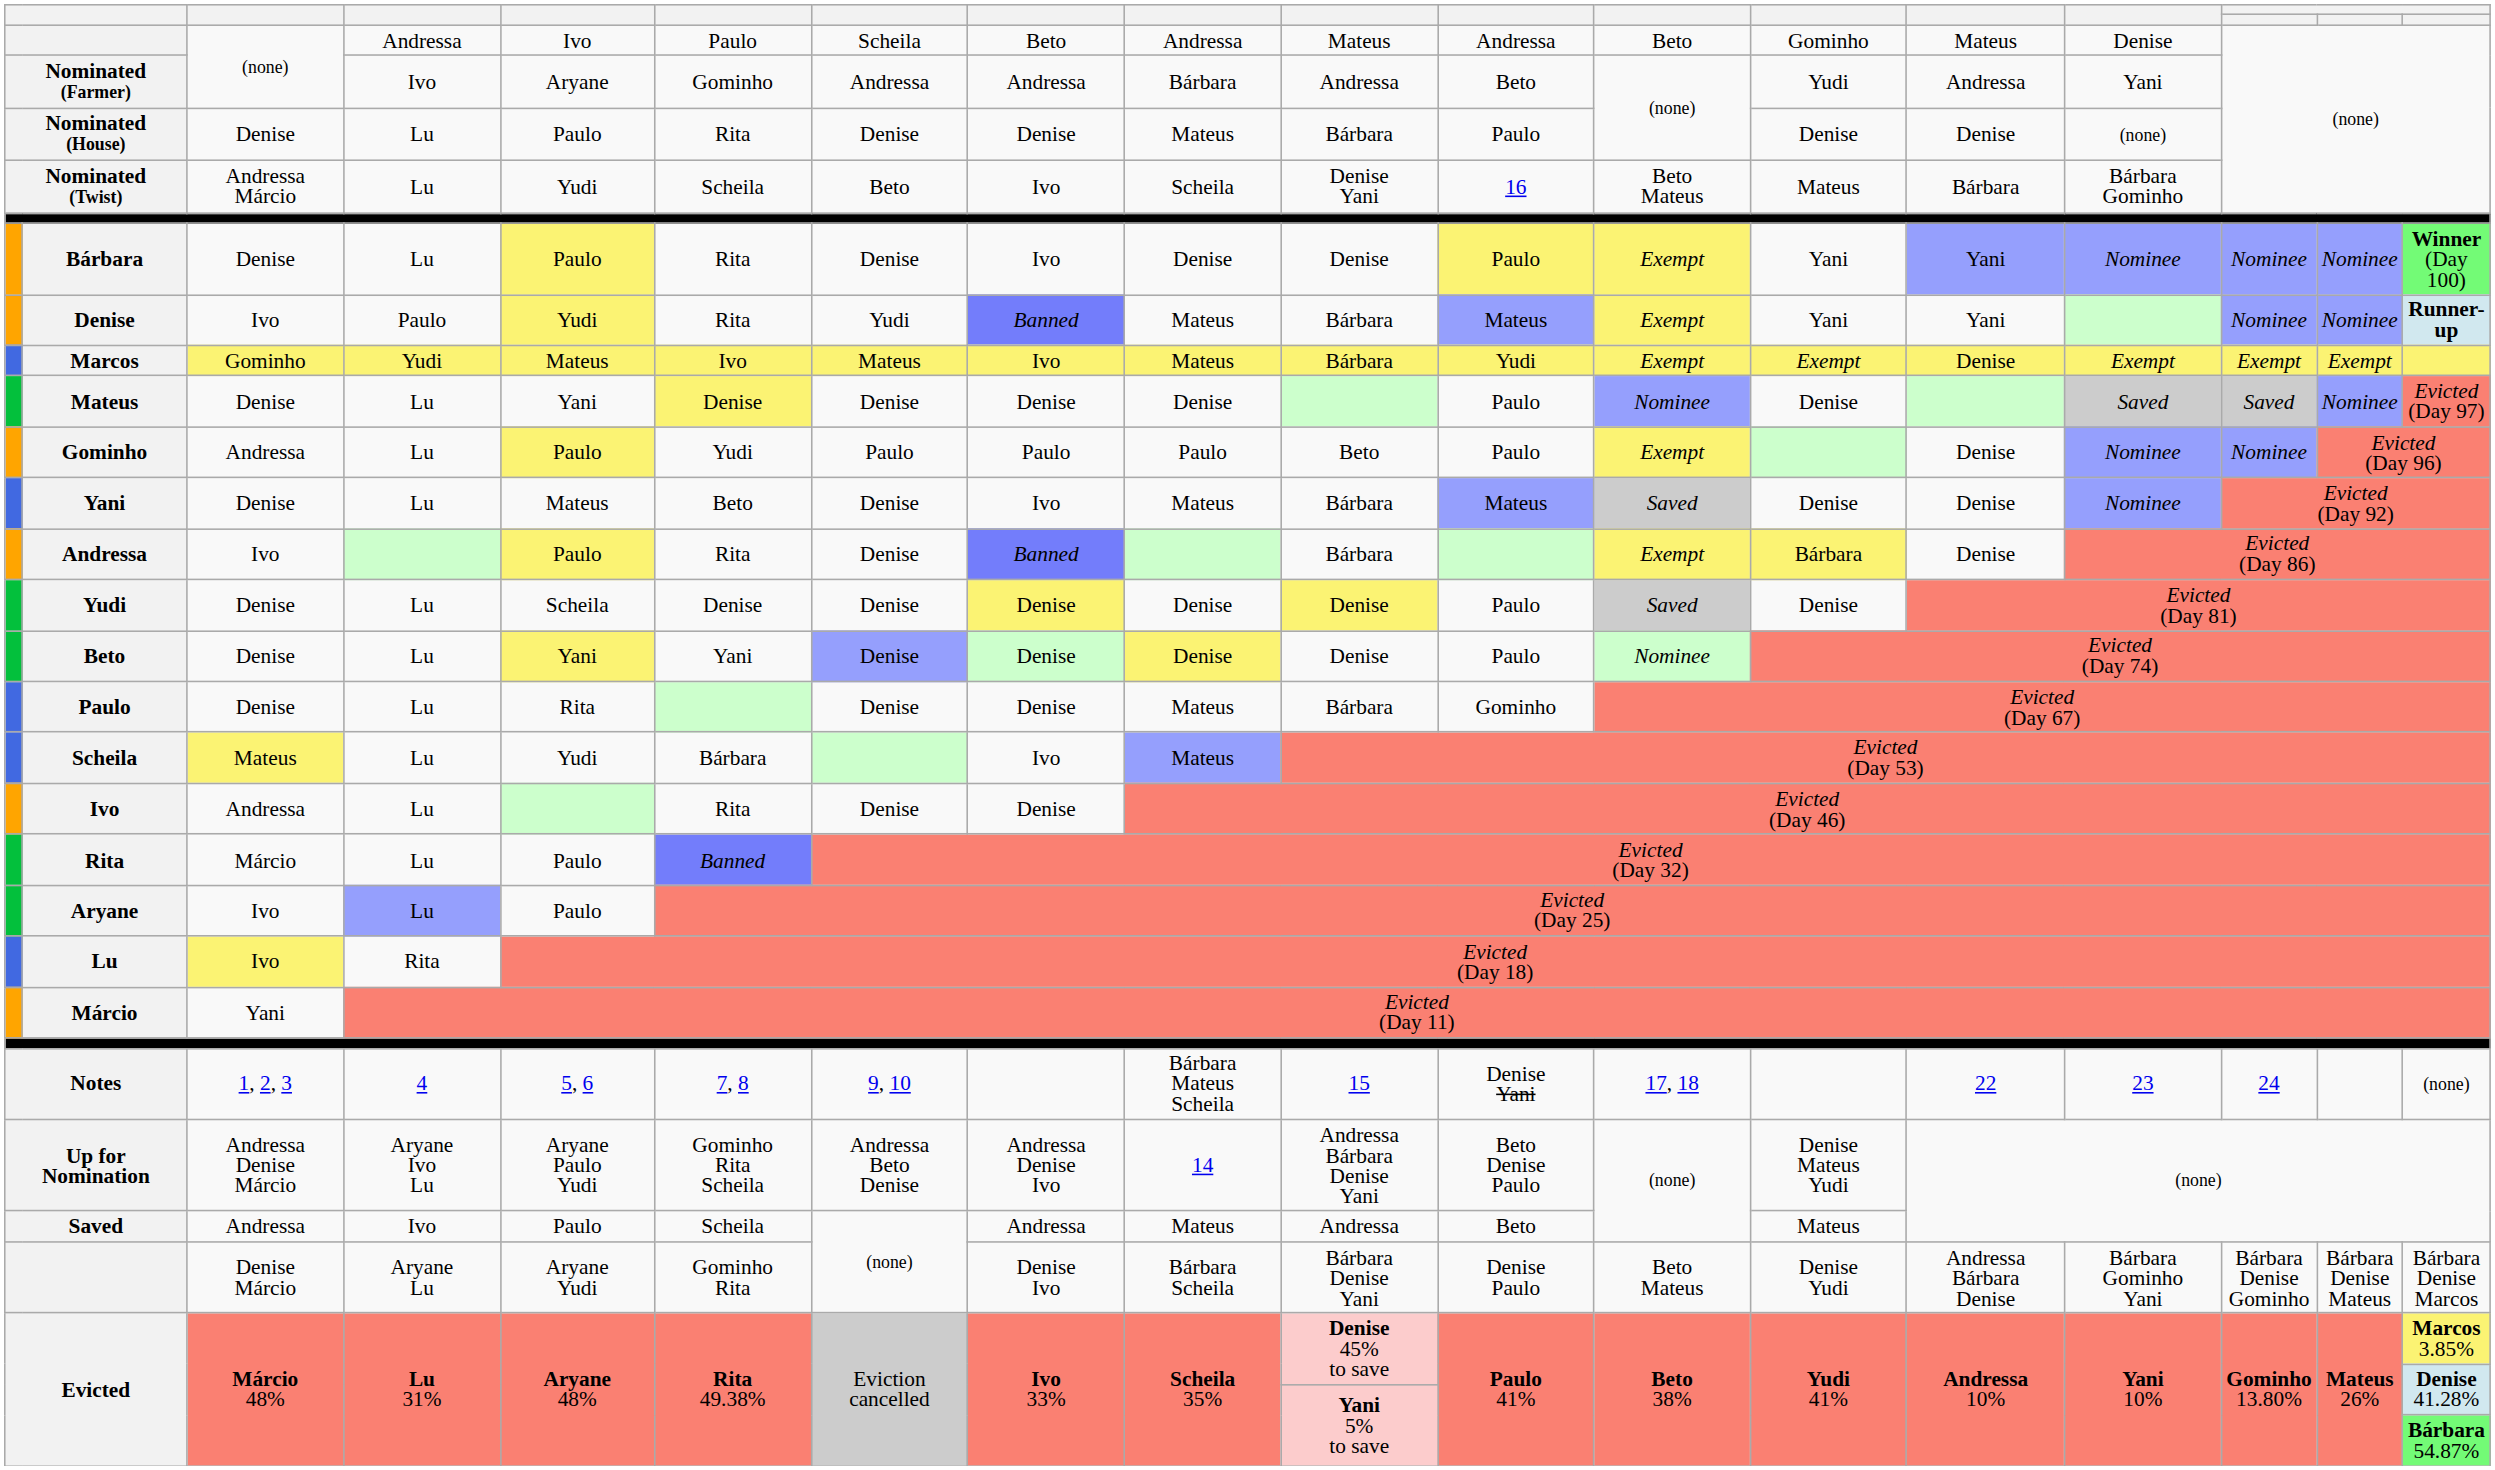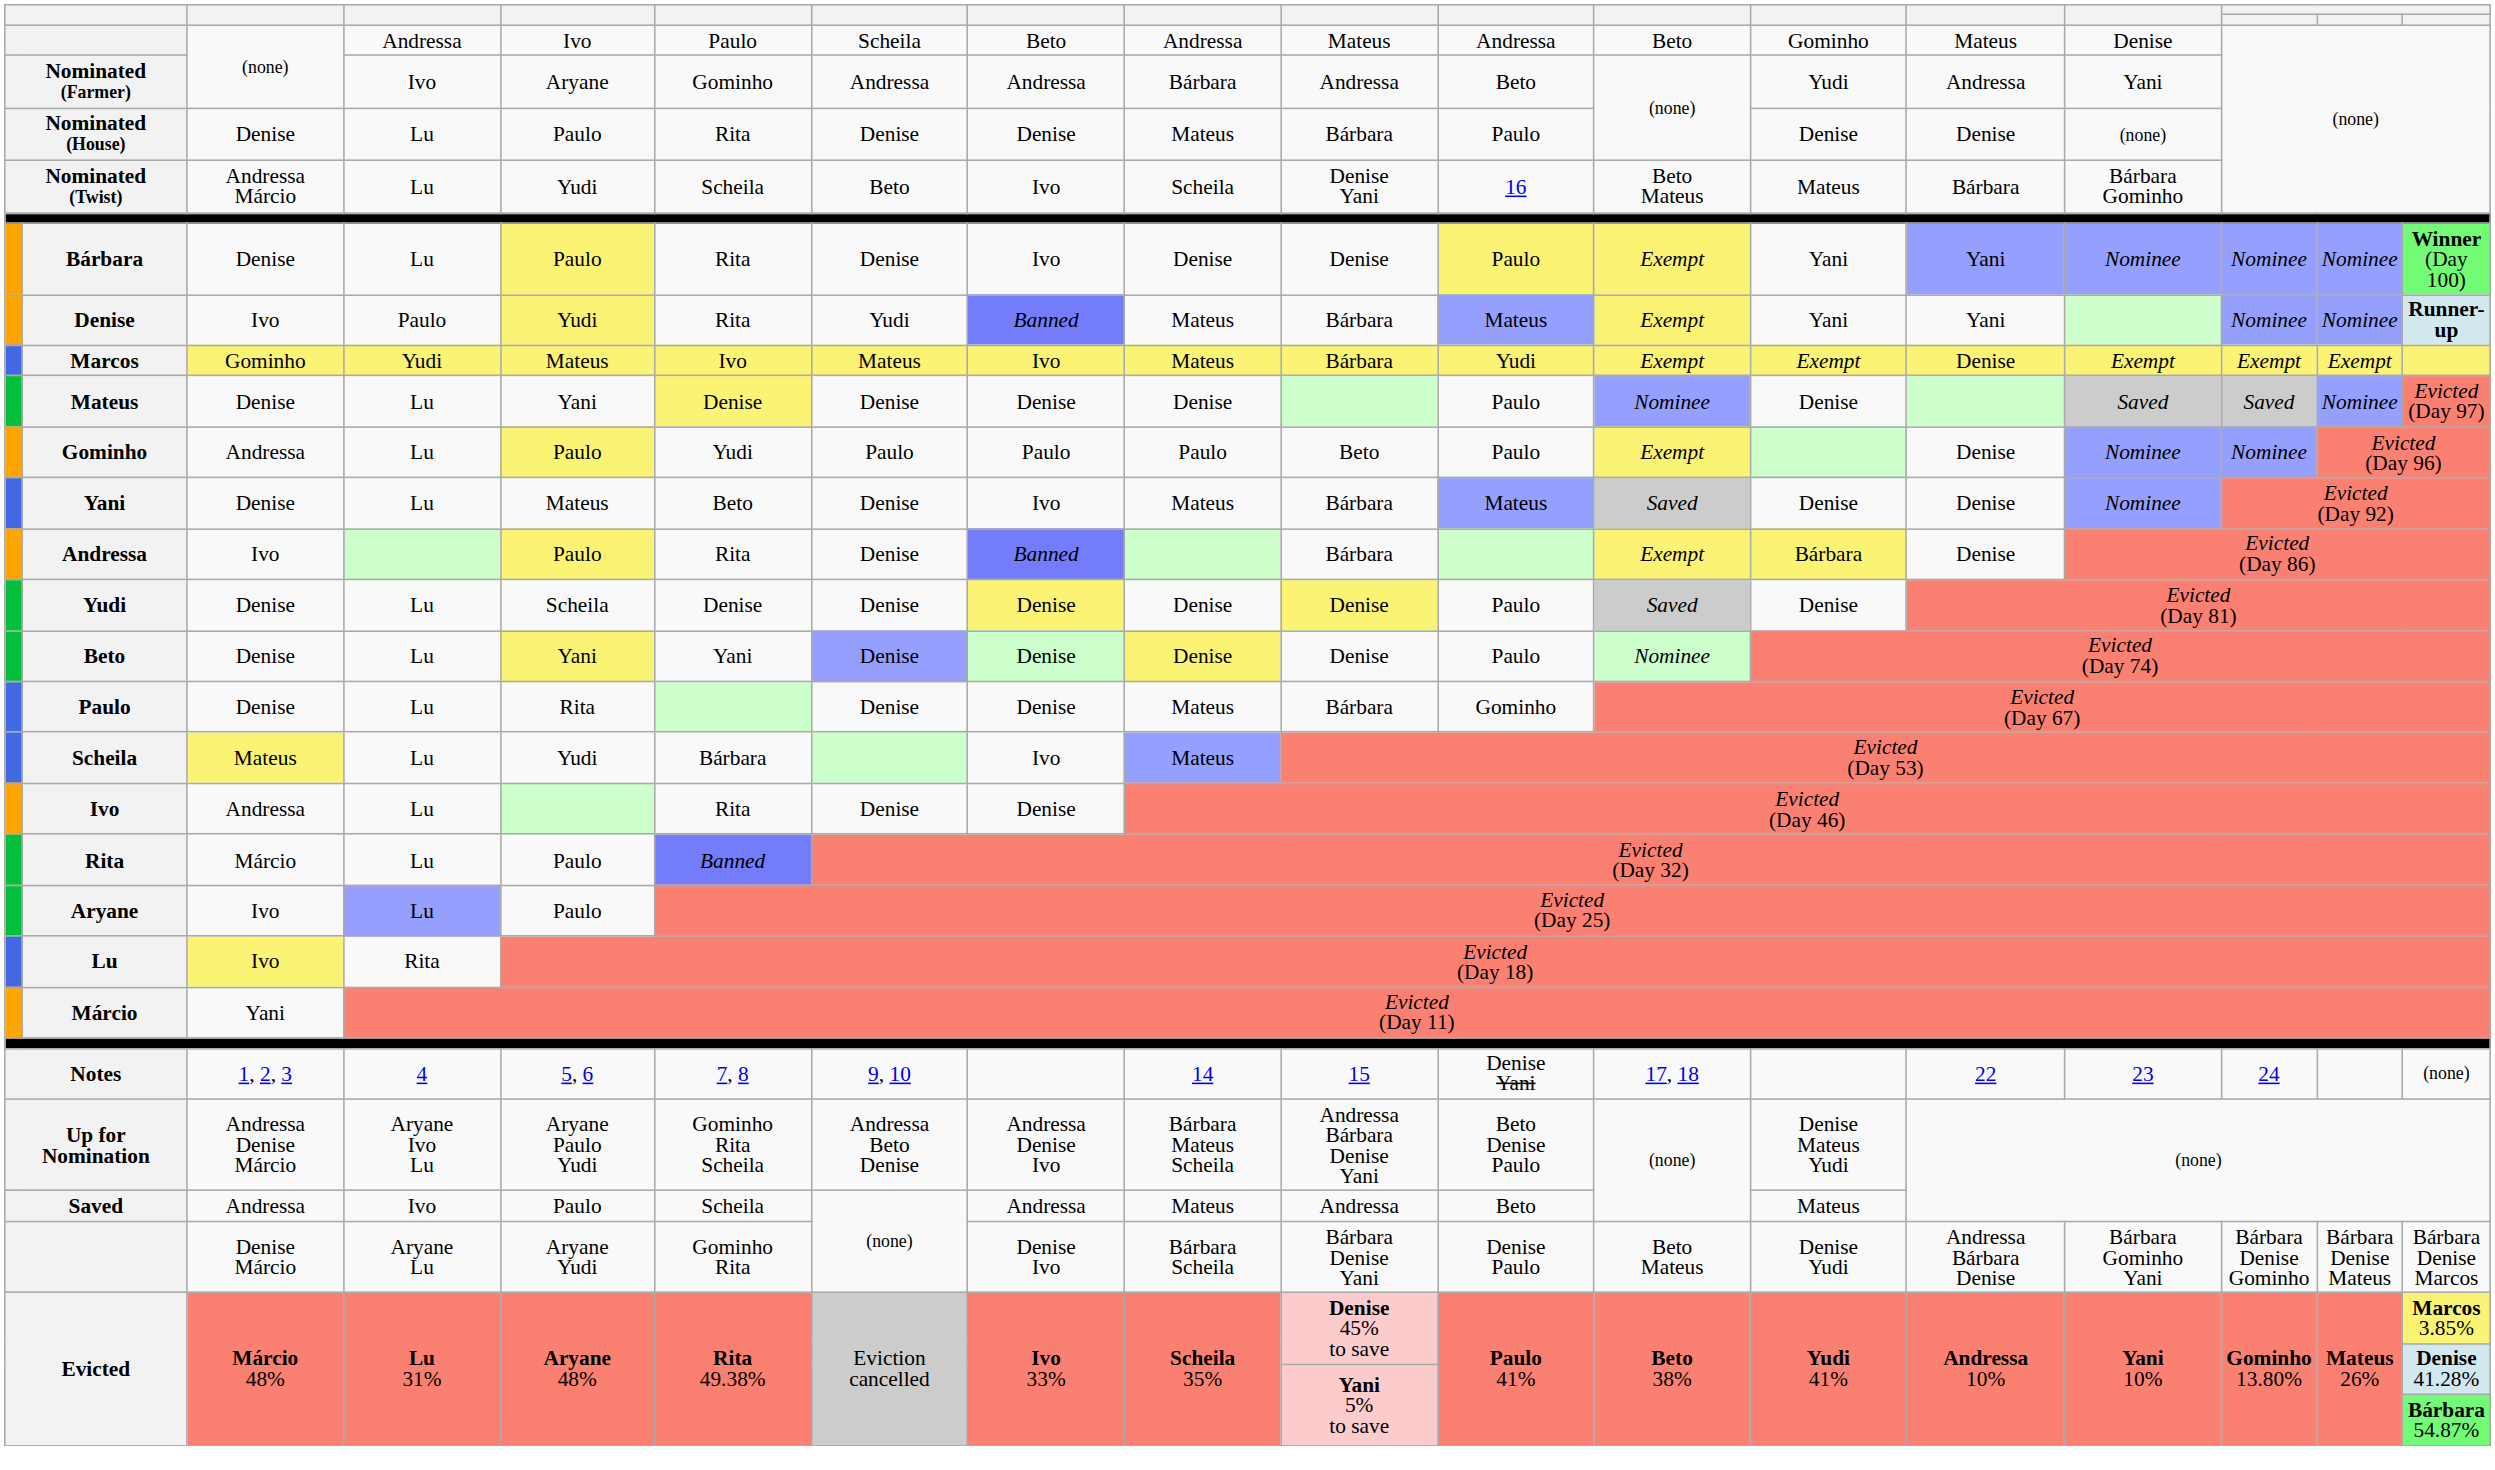(1203, 1083) Bárbara Mateus Scheila -> (1203, 1073) 14
(1203, 1165) 14 -> (1203, 1144) Bárbara Mateus Scheila
